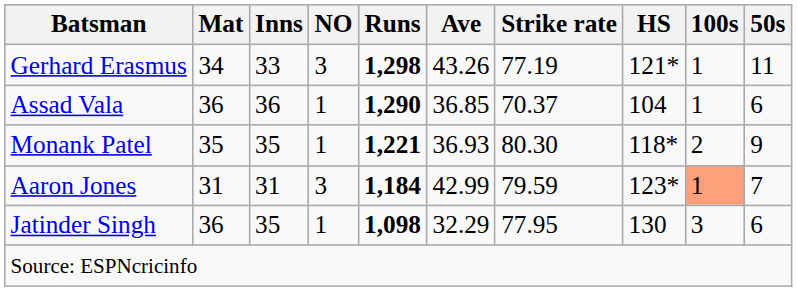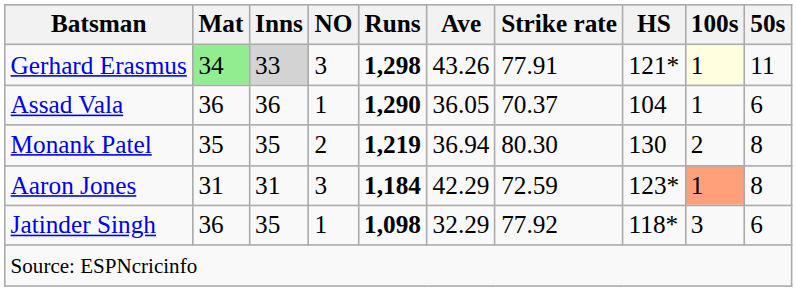(211, 64) no background -> (211, 64) lightgreen background
(268, 64) no background -> (268, 64) lightgrey background
(530, 64) 77.19 -> (530, 64) 77.91
(697, 64) no background -> (697, 64) lightyellow background
(461, 104) 36.85 -> (461, 104) 36.05
(321, 144) 1 -> (321, 144) 2
(393, 144) 1,221 -> (393, 144) 1,219
(461, 144) 36.93 -> (461, 144) 36.94
(653, 144) 118* -> (648, 144) 130
(757, 144) 9 -> (757, 144) 8
(461, 184) 42.99 -> (461, 184) 42.29
(530, 184) 79.59 -> (530, 184) 72.59
(757, 184) 7 -> (757, 184) 8
(530, 225) 77.95 -> (530, 225) 77.92
(648, 225) 130 -> (653, 225) 118*
